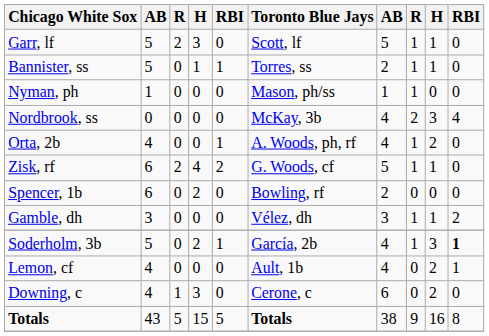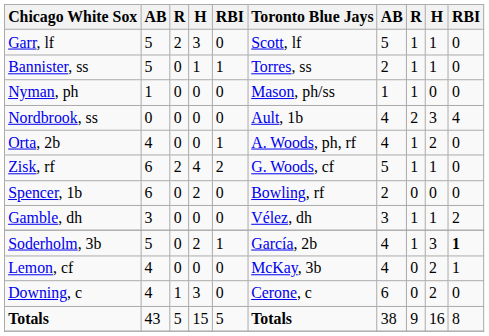(286, 117) McKay, 3b -> (277, 117) Ault, 1b
(277, 268) Ault, 1b -> (286, 268) McKay, 3b
